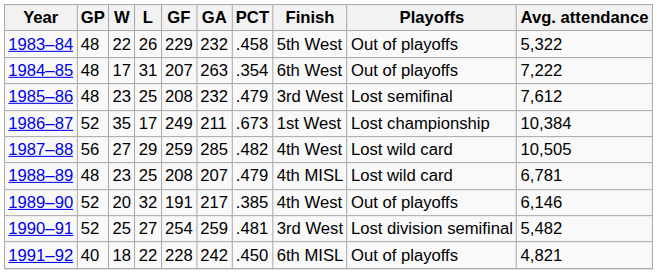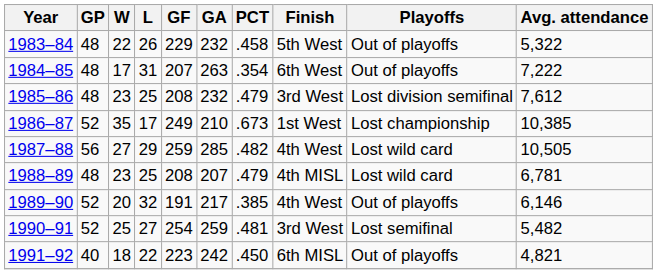(402, 96) Lost semifinal -> (432, 96) Lost division semifinal
(214, 123) 211 -> (214, 123) 210
(546, 123) 10,384 -> (546, 123) 10,385
(432, 228) Lost division semifinal -> (402, 228) Lost semifinal
(179, 255) 228 -> (179, 255) 223
